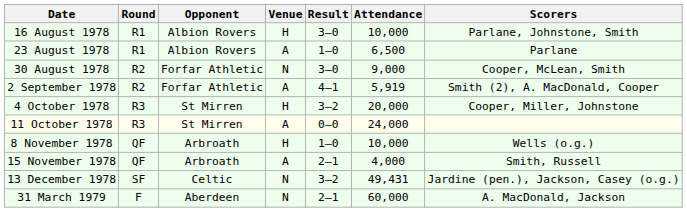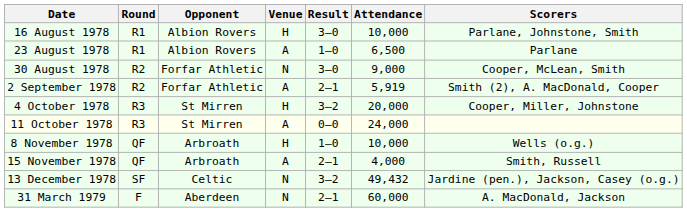(328, 87) 4–1 -> (328, 87) 2–1
(388, 180) 49,431 -> (388, 180) 49,432
